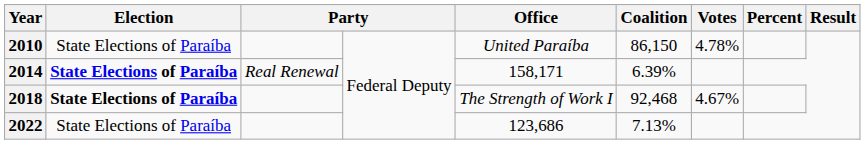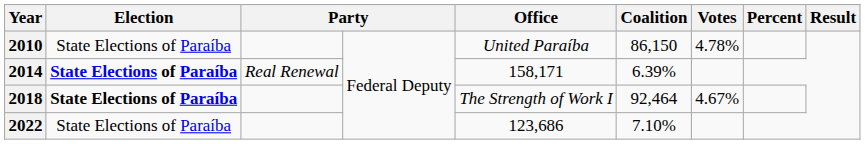(654, 98) 92,468 -> (654, 98) 92,464
(654, 125) 7.13% -> (654, 125) 7.10%
